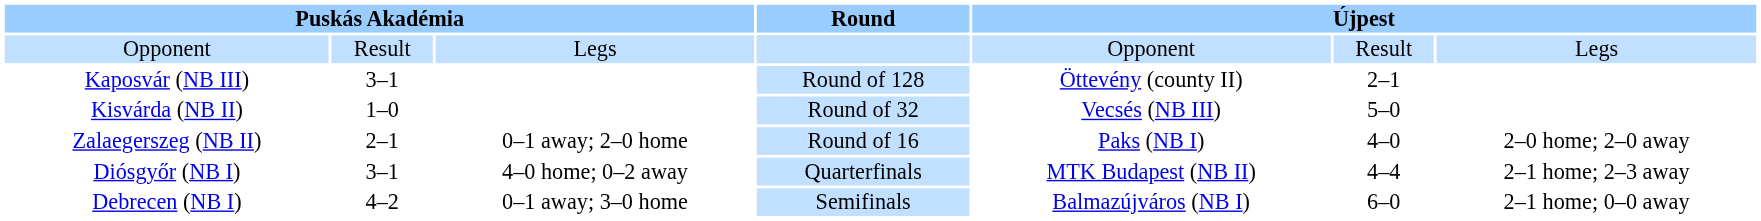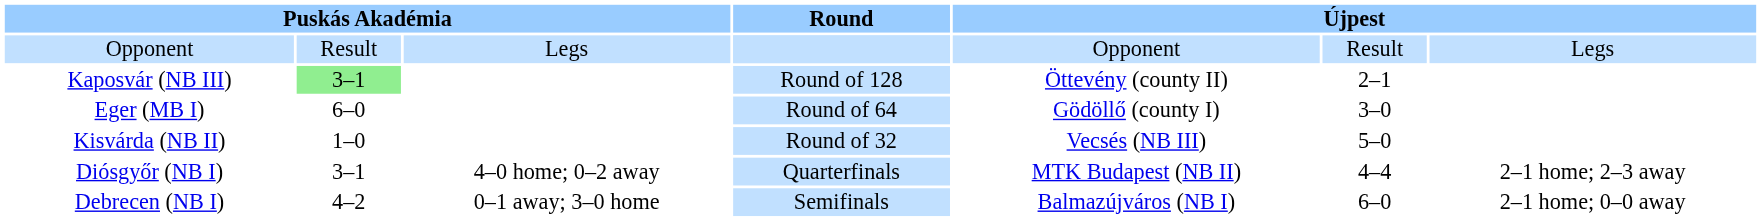(382, 79) no background -> (349, 79) lightgreen background
+ row: (150, 110)
- row: (167, 140)
